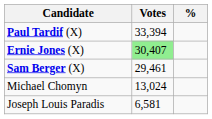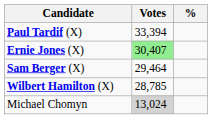(151, 68) 29,461 -> (151, 68) 29,464
+ row: (60, 86)
(151, 86) no background -> (151, 104) lightgrey background
- row: (56, 104)
